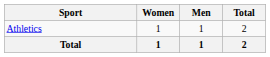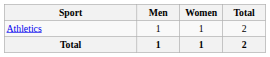columns swapped: (201, 12) <-> (158, 12)
